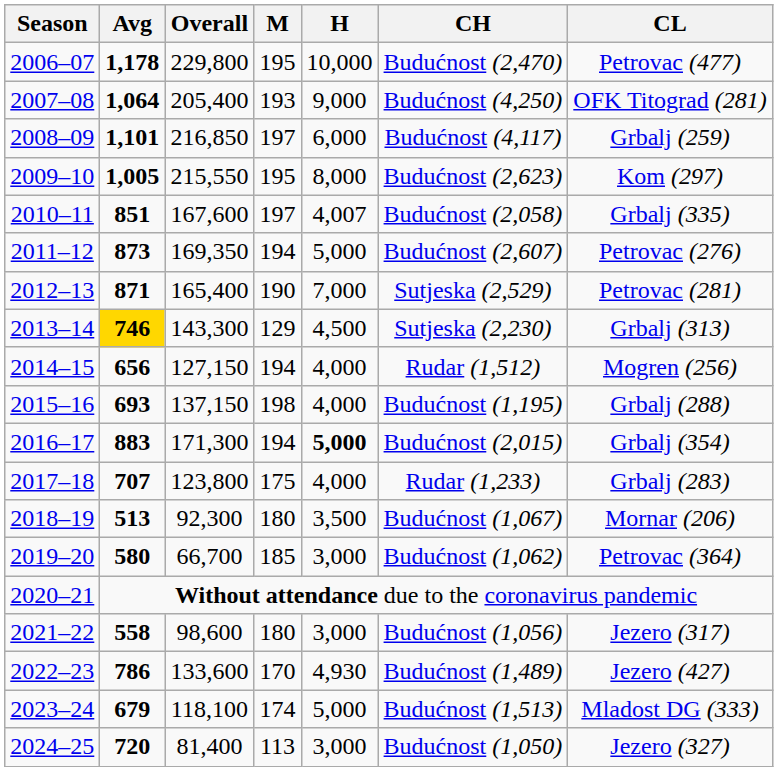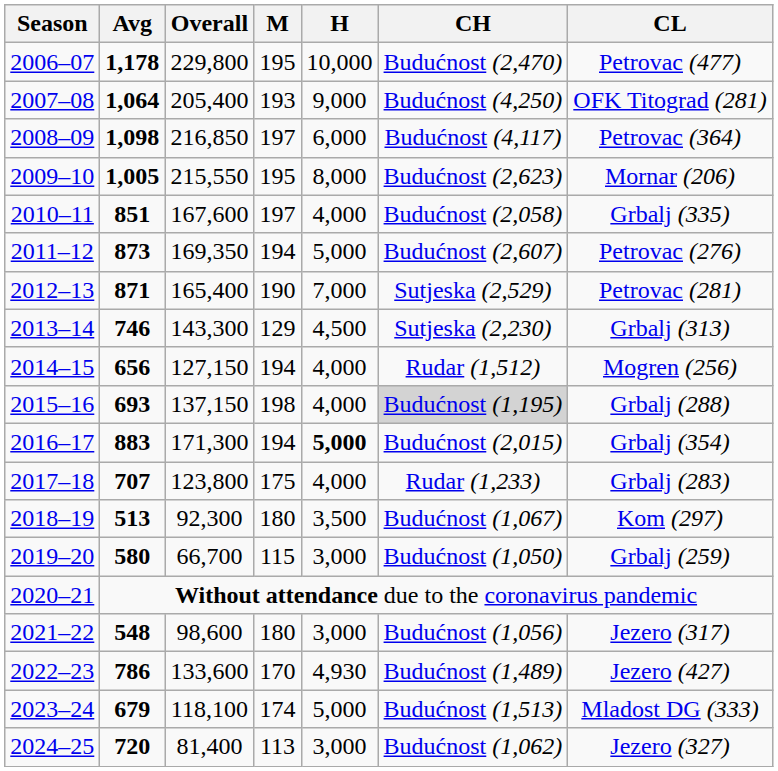(132, 137) 1,101 -> (132, 137) 1,098
(670, 137) Grbalj (259) -> (670, 137) Petrovac (364)
(670, 175) Kom (297) -> (670, 175) Mornar (206)
(340, 213) 4,007 -> (340, 213) 4,000
(132, 328) gold background -> (132, 328) no background
(473, 404) no background -> (473, 404) lightgrey background
(670, 518) Mornar (206) -> (670, 518) Kom (297)
(277, 556) 185 -> (277, 556) 115
(473, 556) Budućnost (1,062) -> (473, 556) Budućnost (1,050)
(670, 556) Petrovac (364) -> (670, 556) Grbalj (259)
(132, 632) 558 -> (132, 632) 548
(473, 746) Budućnost (1,050) -> (473, 746) Budućnost (1,062)
